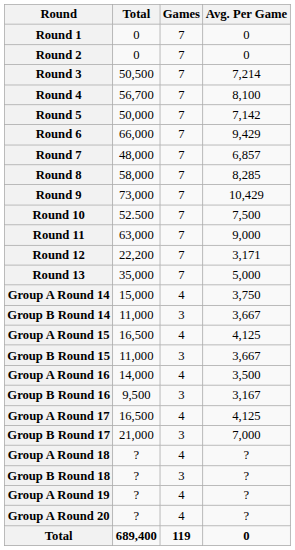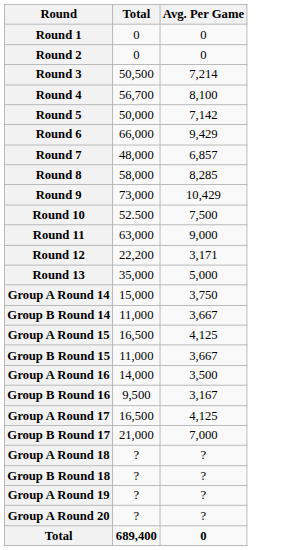- column: (181, 14)
